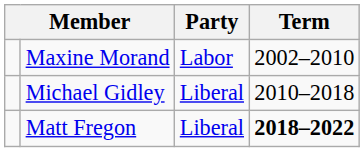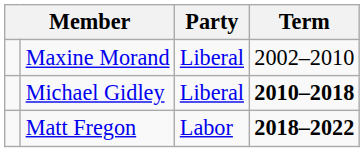(206, 57) Labor -> (212, 57) Liberal
(304, 92) normal -> (304, 92) bold
(212, 127) Liberal -> (206, 127) Labor
